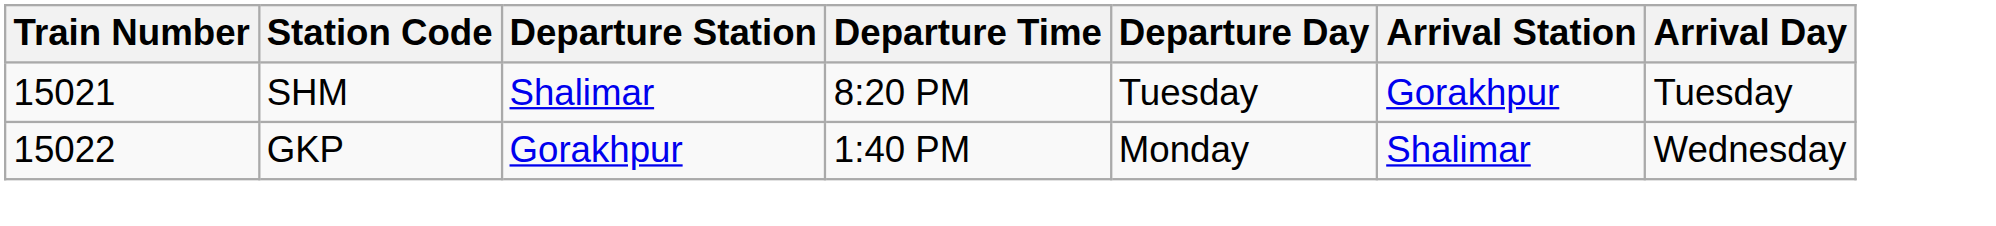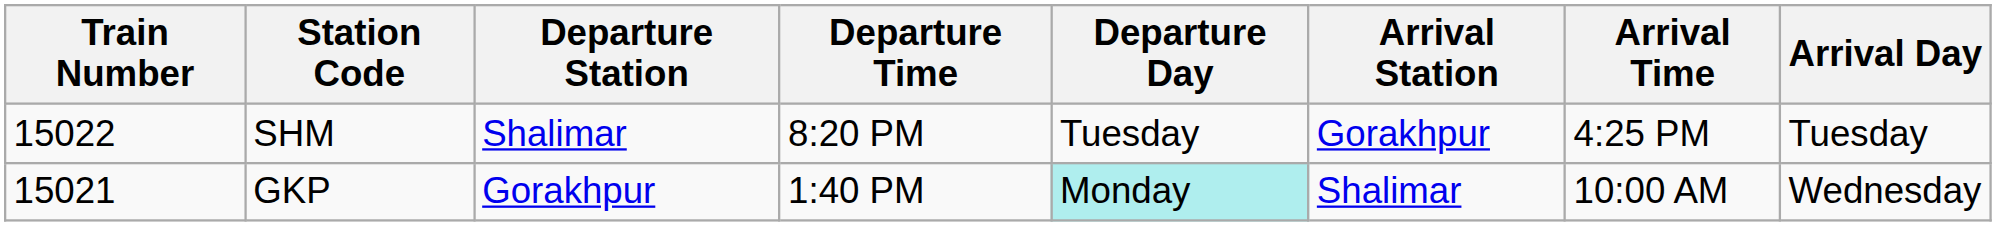+ column: (1673, 54)
(65, 91) 15021 -> (65, 132) 15022
(65, 149) 15022 -> (65, 190) 15021
(1184, 149) no background -> (1125, 190) paleturquoise background
